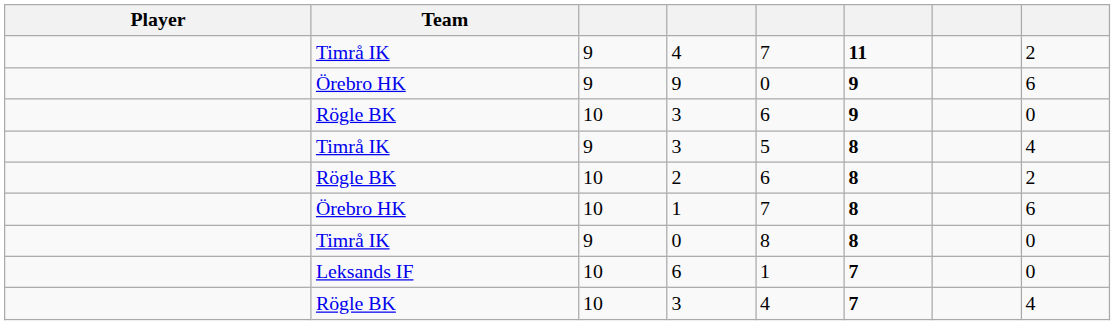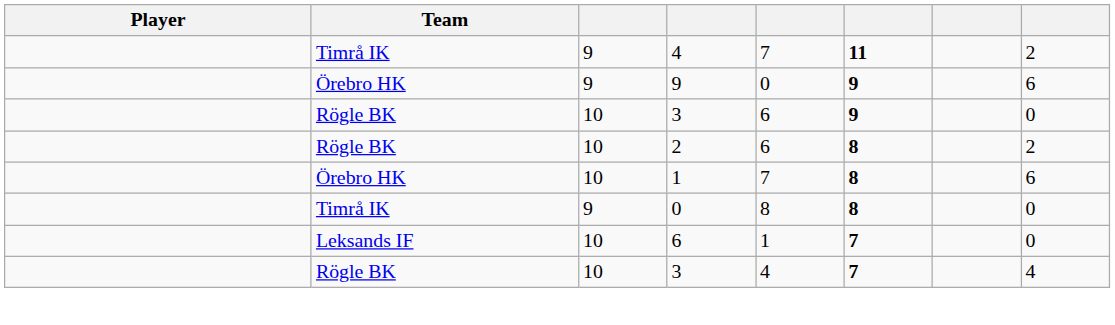- row: (353, 146)
